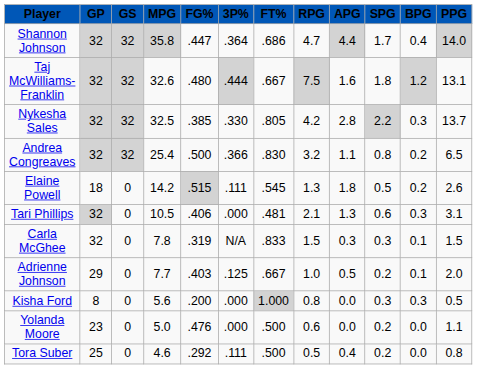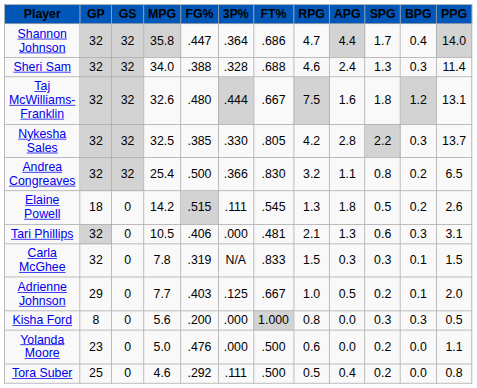+ row: (42, 67)
